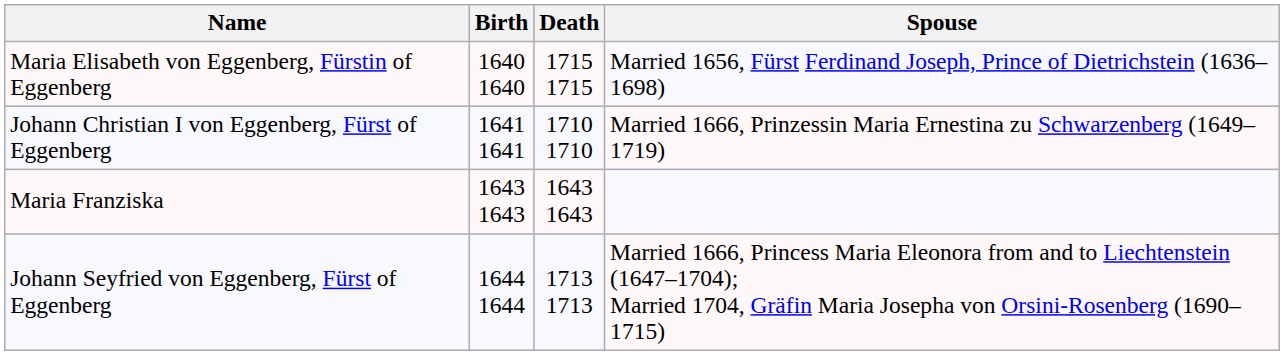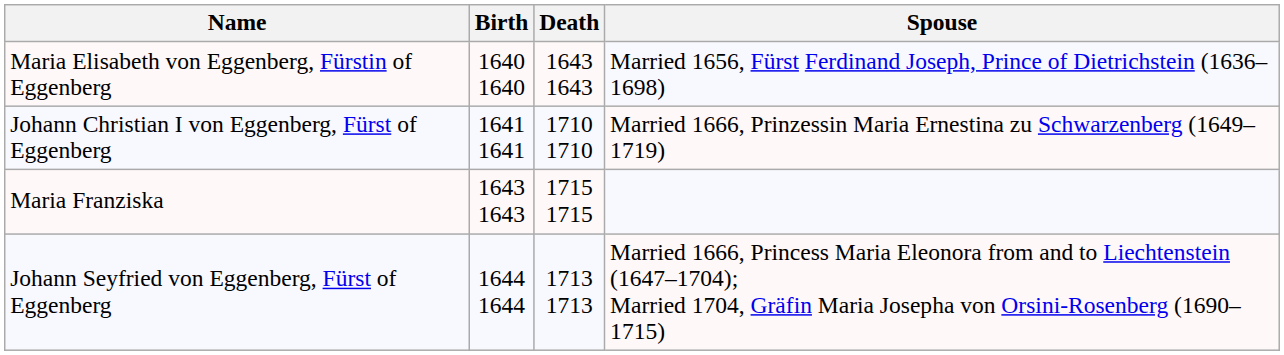(569, 73) 1715 1715 -> (569, 73) 1643 1643
(569, 201) 1643 1643 -> (569, 201) 1715 1715
